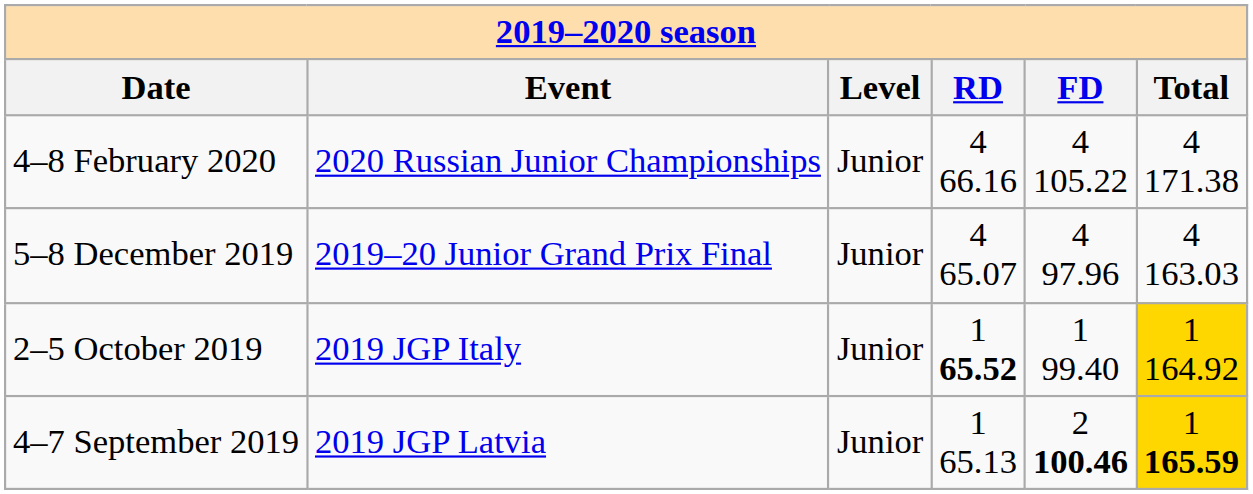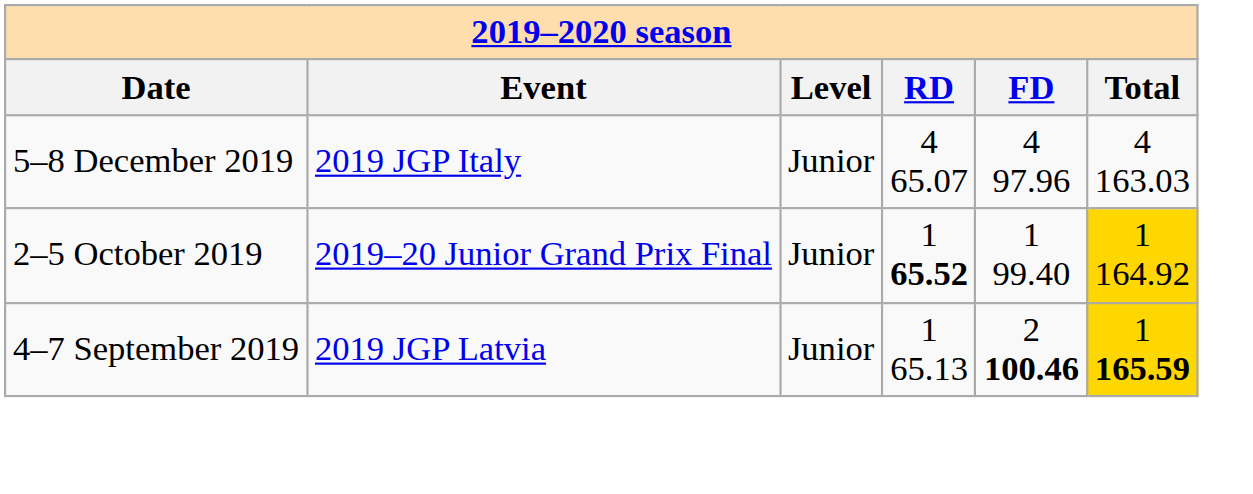- row: (145, 160)
(543, 254) 2019–20 Junior Grand Prix Final -> (418, 160) 2019 JGP Italy
(418, 348) 2019 JGP Italy -> (543, 254) 2019–20 Junior Grand Prix Final
